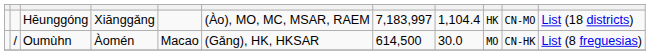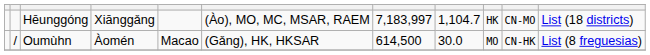(459, 20) 1,104.4 -> (459, 20) 1,104.7
